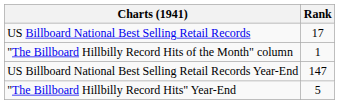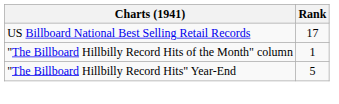- row: (153, 71)
